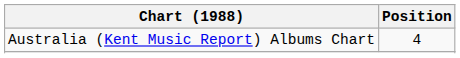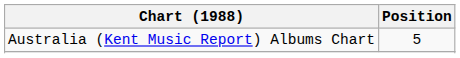(417, 40) 4 -> (417, 40) 5
